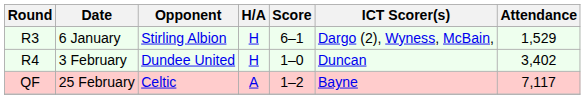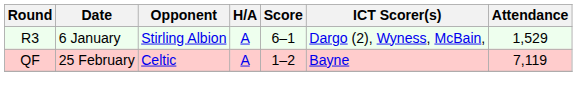(254, 37) H -> (245, 37) A
- row: (93, 60)
(539, 82) 7,117 -> (530, 60) 7,119
